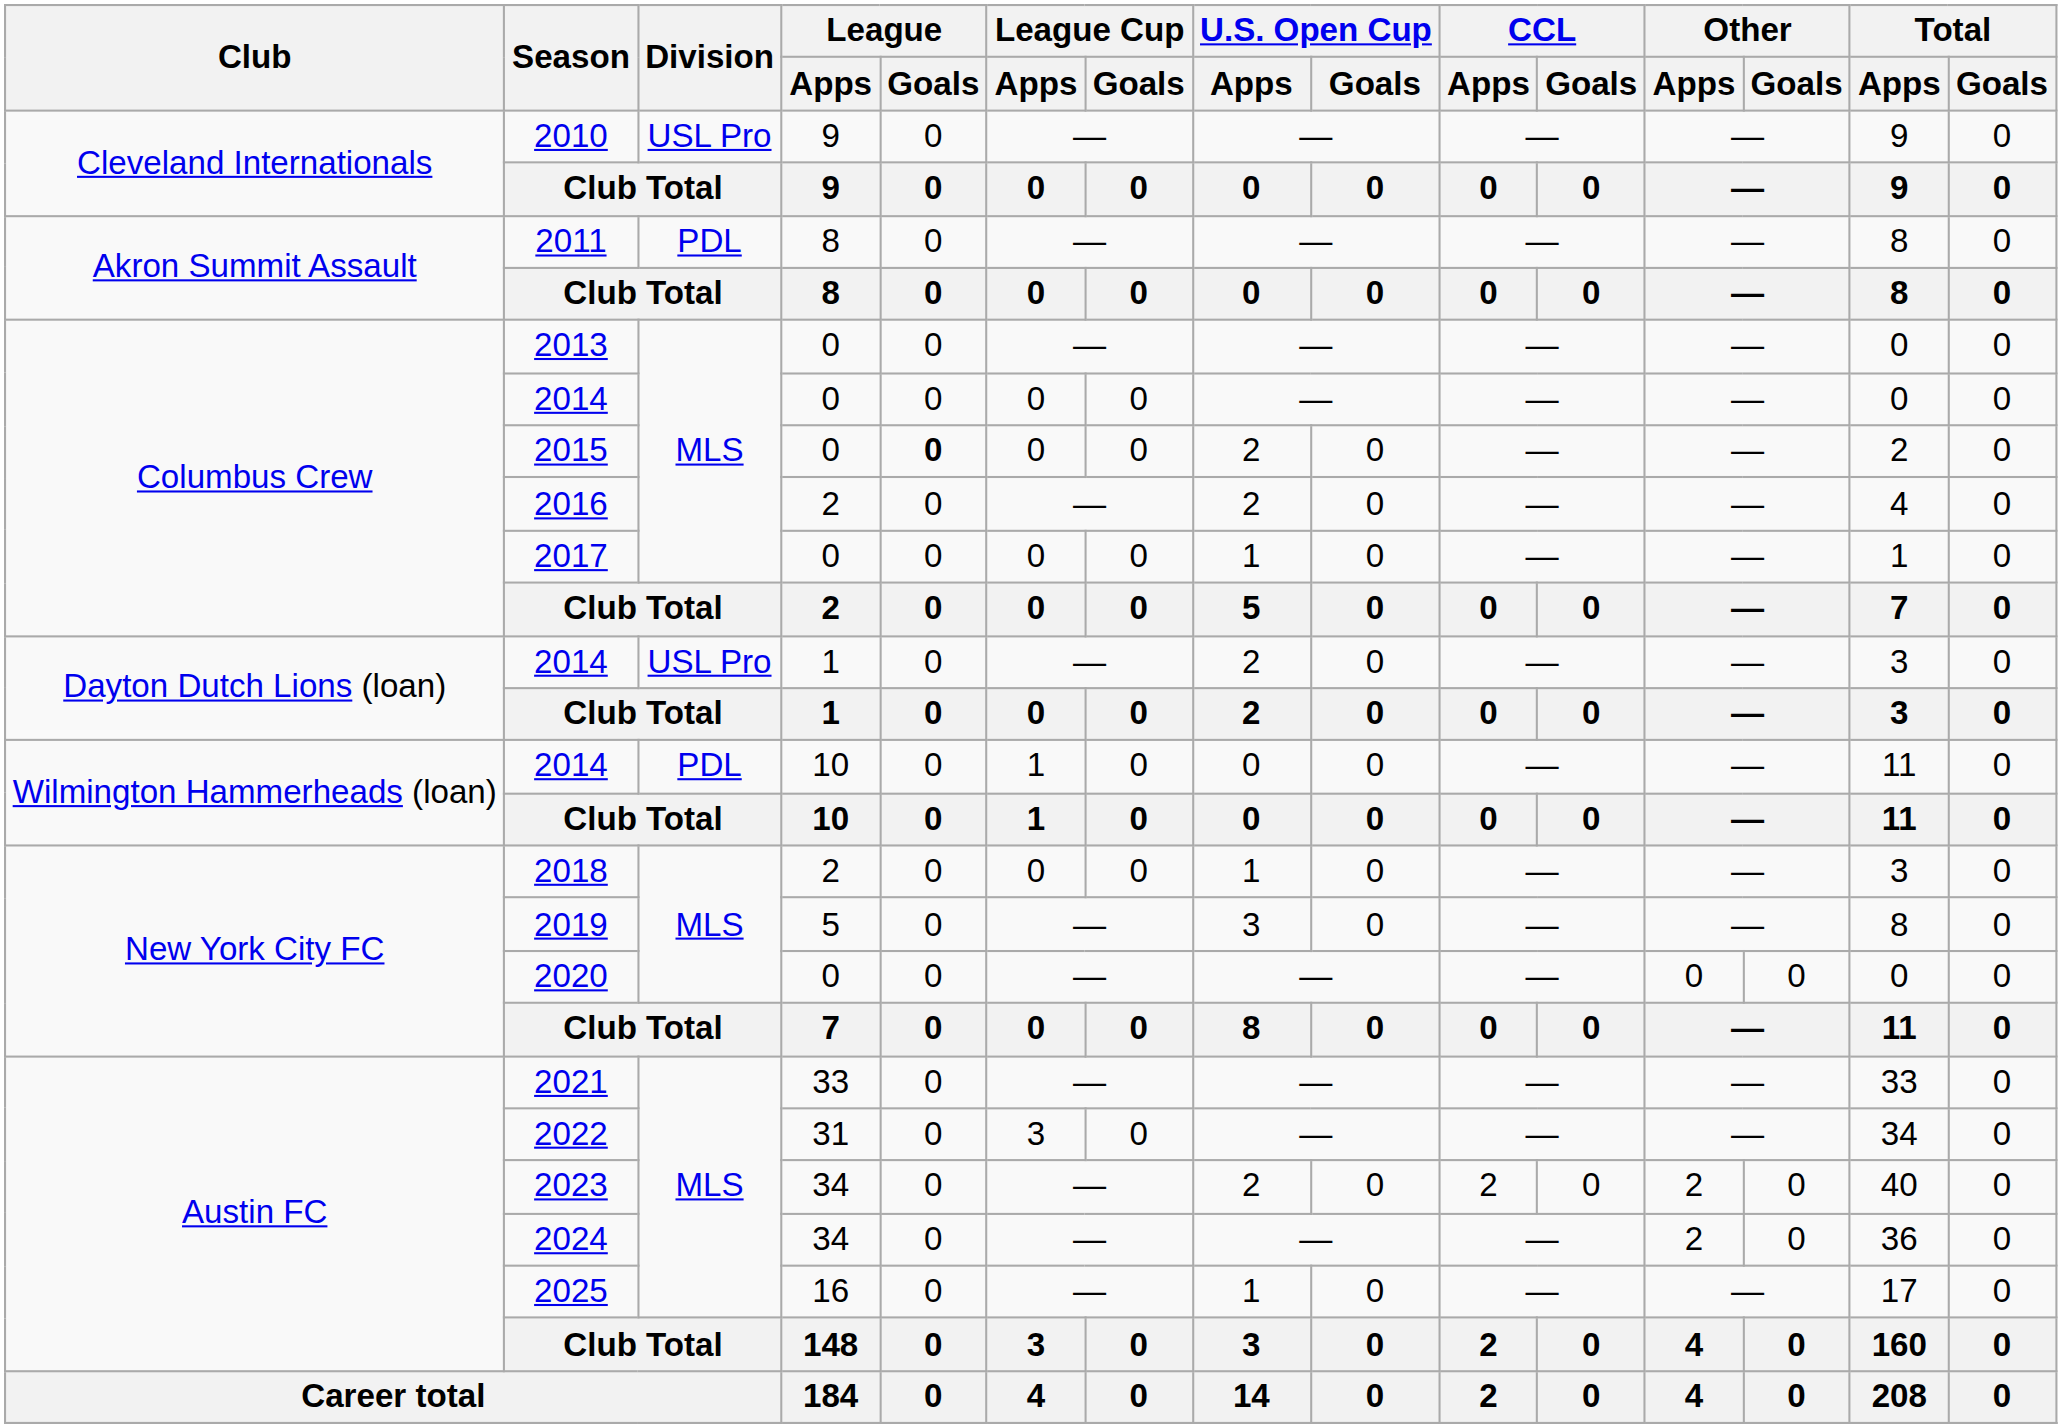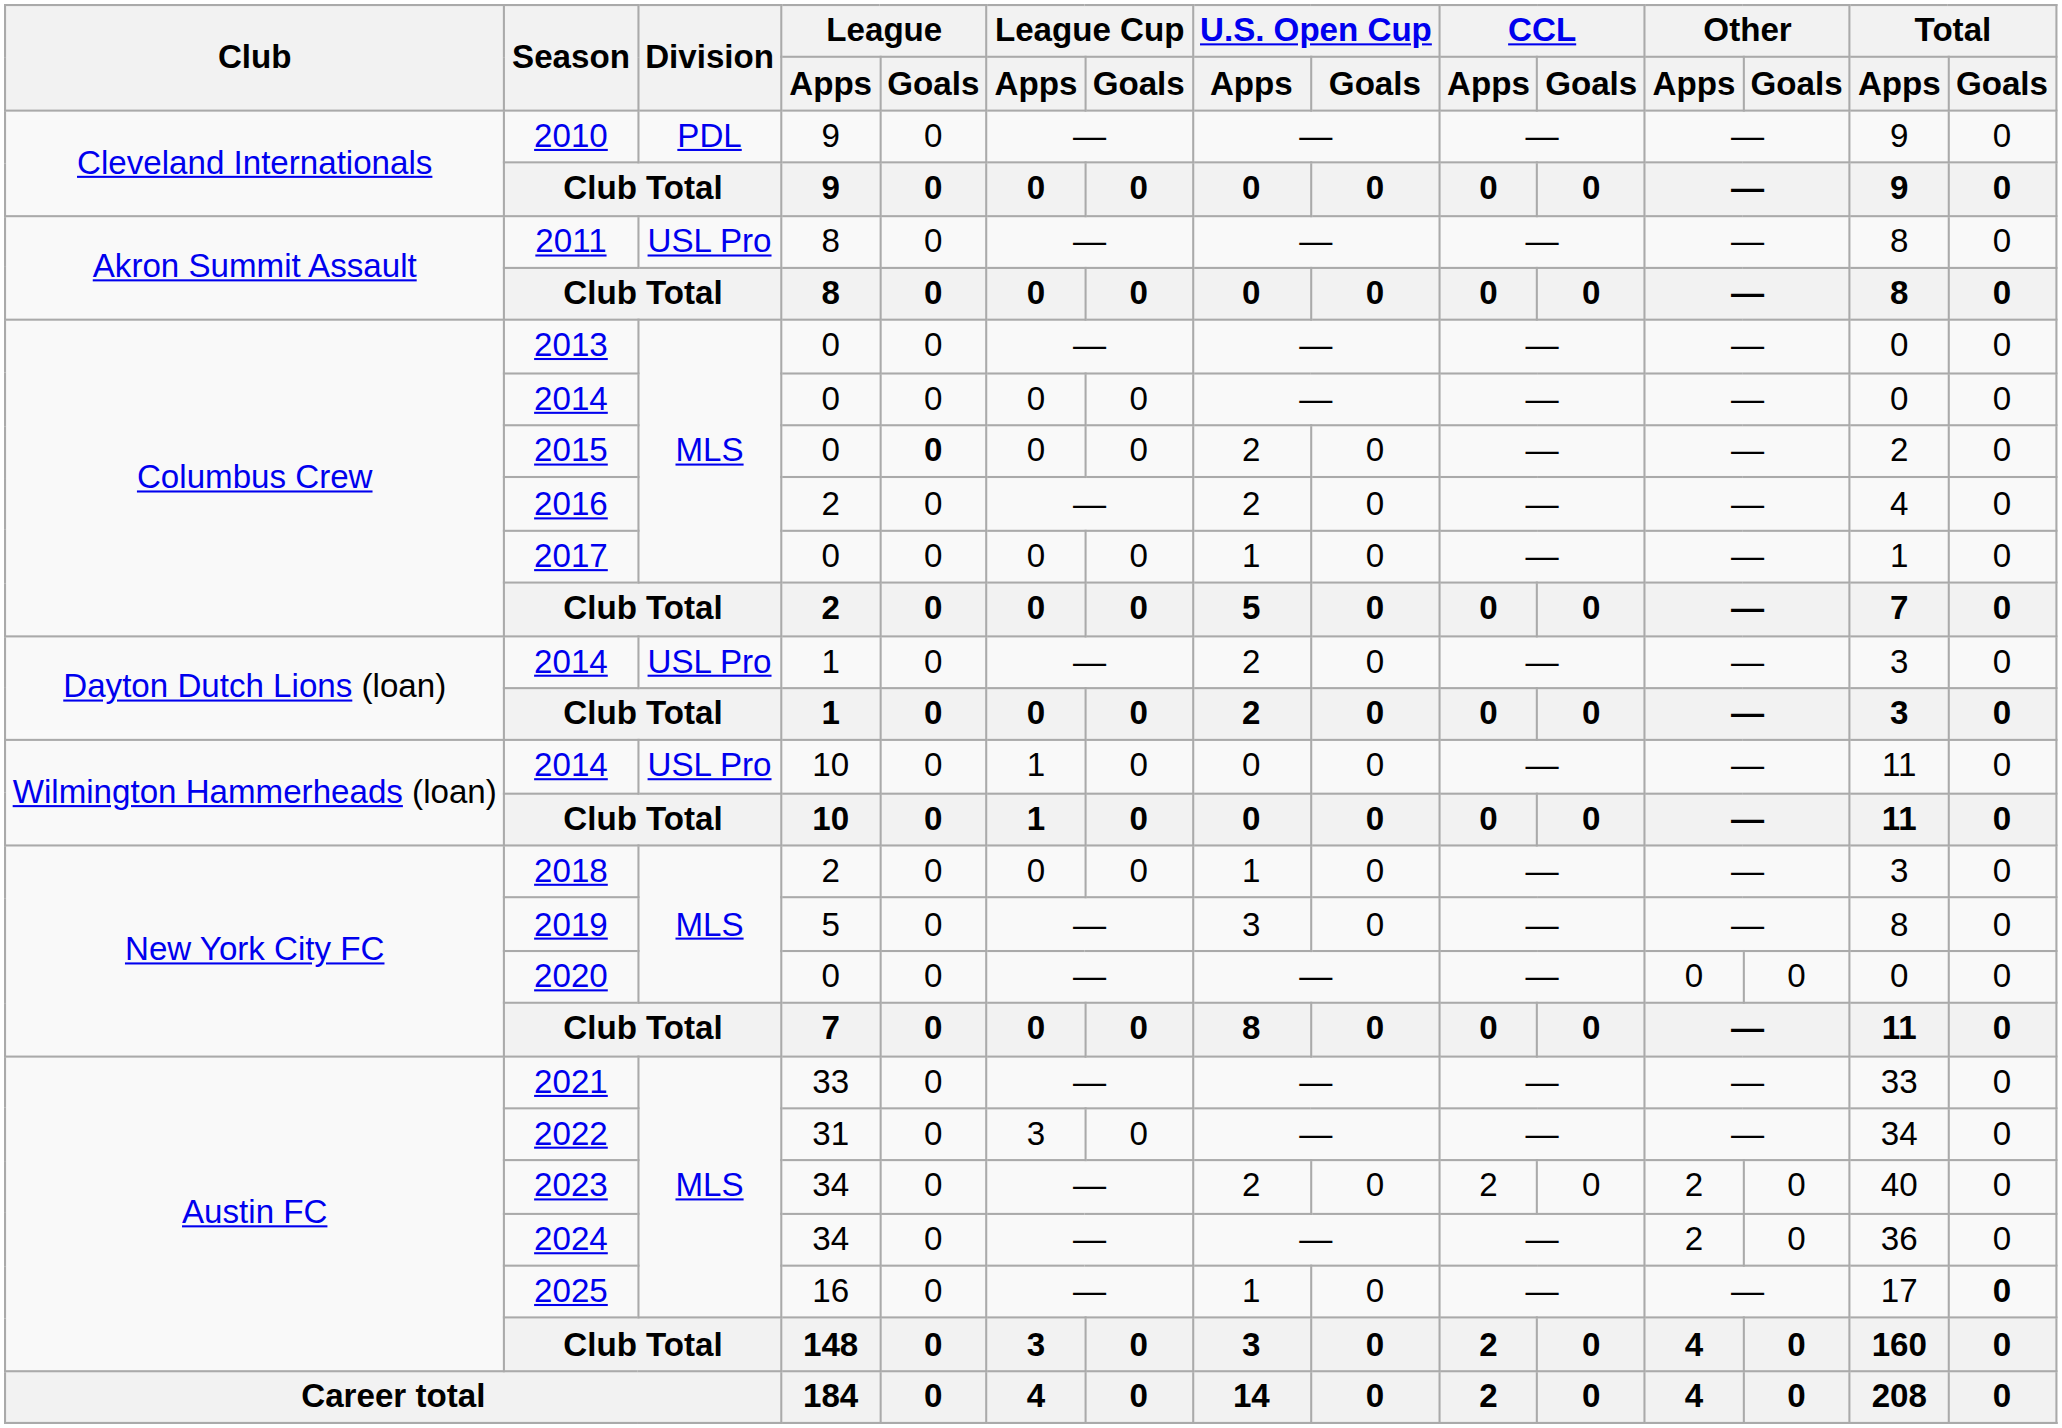(710, 135) USL Pro -> (710, 135) PDL
(710, 240) PDL -> (710, 240) USL Pro
(710, 766) PDL -> (710, 766) USL Pro
(2002, 1291) normal -> (2002, 1291) bold
